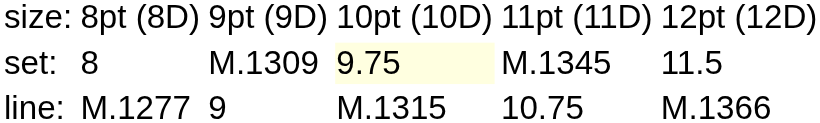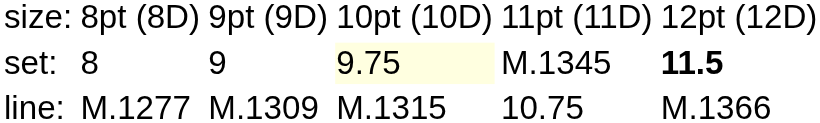(264, 62) M.1309 -> (218, 62) 9
(692, 62) normal -> (692, 62) bold
(218, 108) 9 -> (264, 108) M.1309
